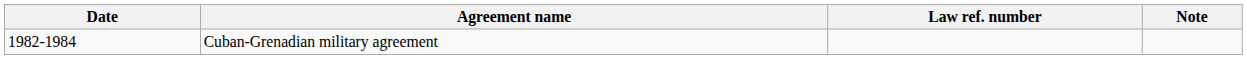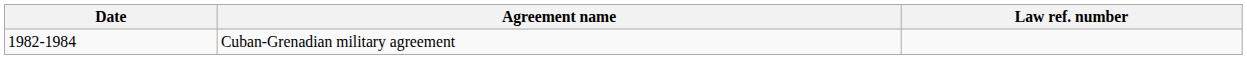- column: (1192, 16)
